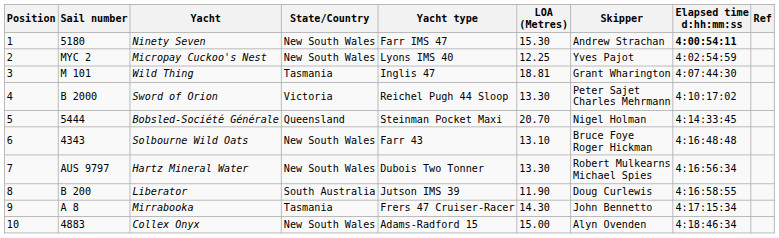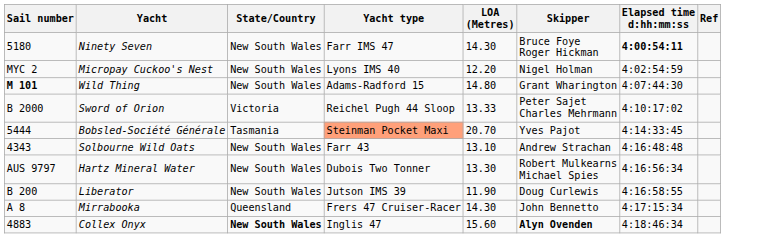- column: (31, 19)
(535, 41) 15.30 -> (481, 47) 14.30
(619, 41) Andrew Strachan -> (559, 47) Bruce Foye Roger Hickman
(535, 57) 12.25 -> (481, 69) 12.20
(604, 57) Yves Pajot -> (556, 69) Nigel Holman
(76, 74) normal -> (22, 86) bold
(308, 74) Tasmania -> (276, 86) New South Wales
(408, 74) Inglis 47 -> (375, 86) Adams-Radford 15
(535, 74) 18.81 -> (481, 86) 14.80
(535, 96) 13.30 -> (481, 108) 13.33
(314, 119) Queensland -> (255, 130) Tasmania
(441, 119) no background -> (388, 130) lightsalmon background
(610, 119) Nigel Holman -> (550, 130) Yves Pajot
(613, 141) Bruce Foye Roger Hickman -> (565, 147) Andrew Strachan
(330, 192) South Australia -> (276, 192) New South Wales
(308, 208) Tasmania -> (261, 208) Queensland
(330, 225) normal -> (276, 225) bold
(429, 225) Adams-Radford 15 -> (354, 225) Inglis 47
(535, 225) 15.00 -> (481, 225) 15.60
(610, 225) normal -> (556, 225) bold
